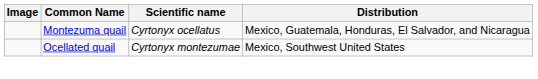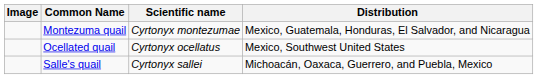(176, 30) Cyrtonyx ocellatus -> (186, 30) Cyrtonyx montezumae
(186, 47) Cyrtonyx montezumae -> (176, 47) Cyrtonyx ocellatus
+ row: (72, 64)
